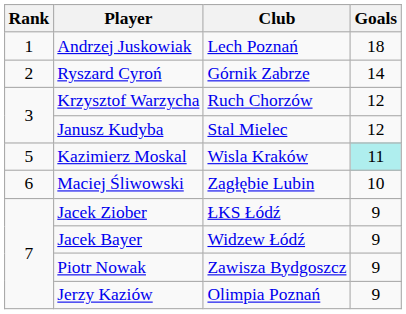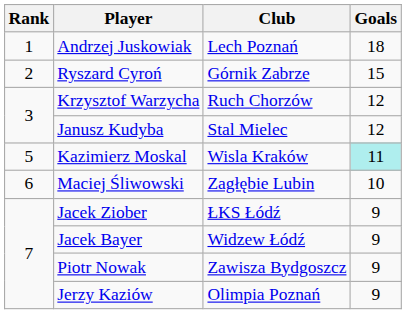(376, 73) 14 -> (376, 73) 15
